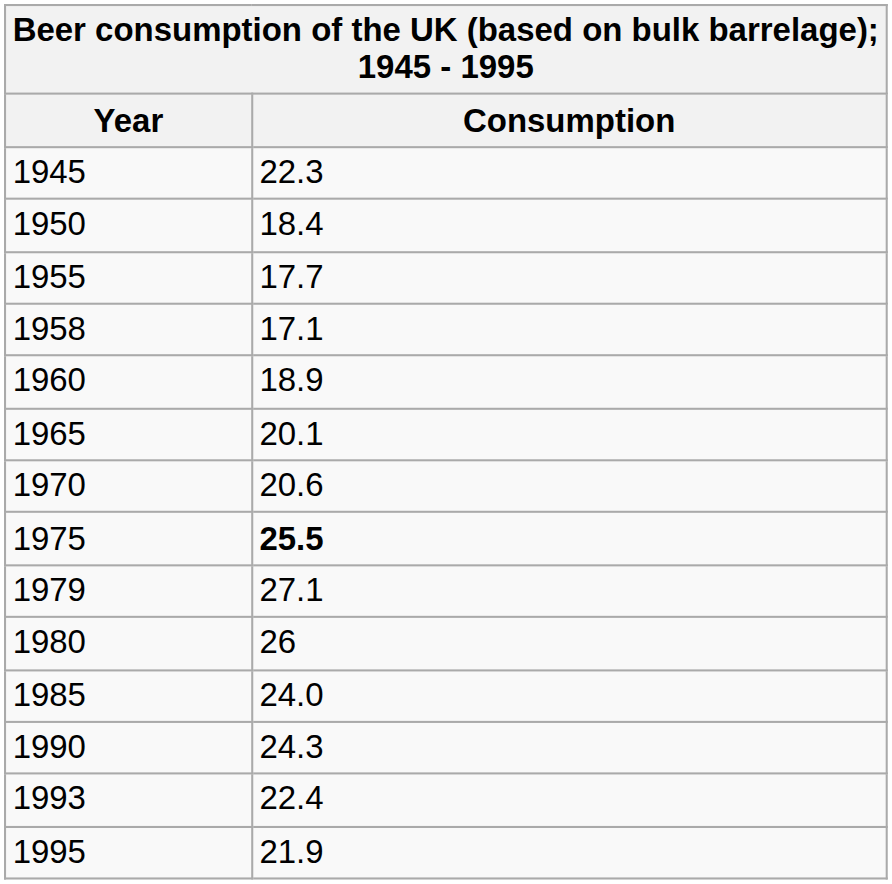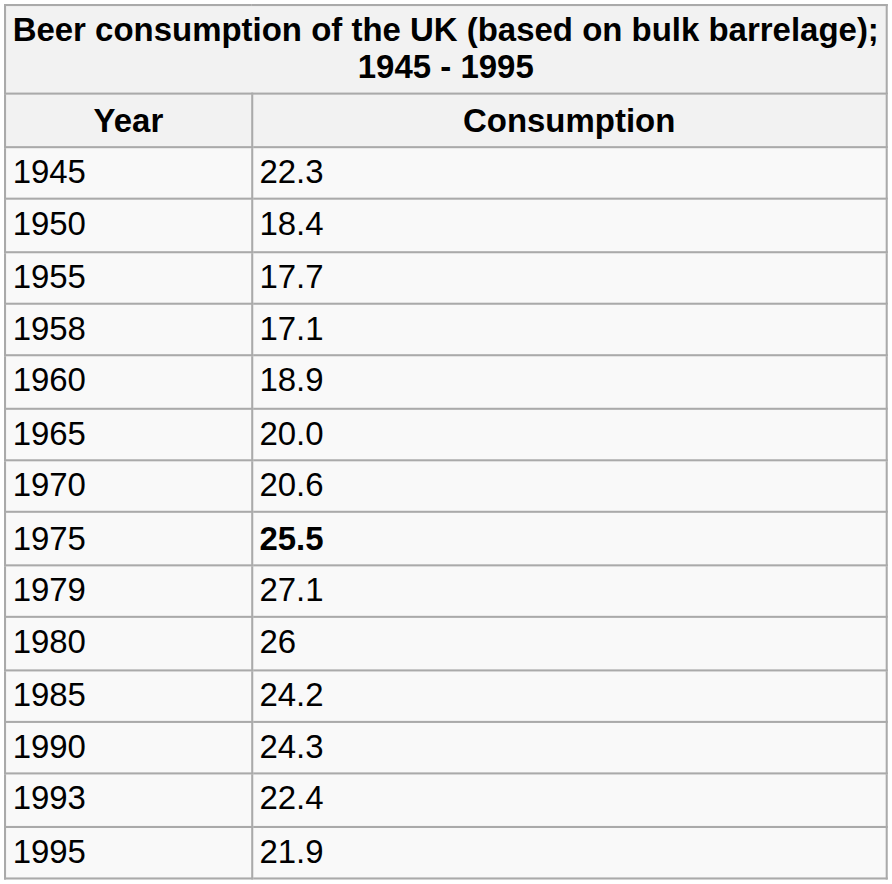(292, 433) 20.1 -> (292, 433) 20.0
(292, 694) 24.0 -> (292, 694) 24.2
